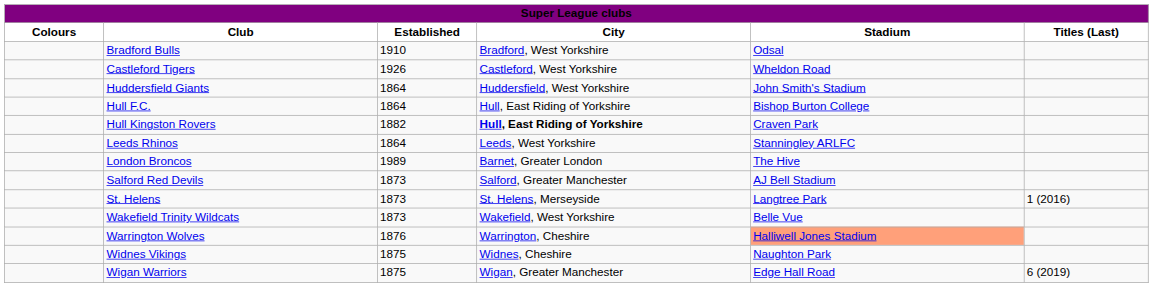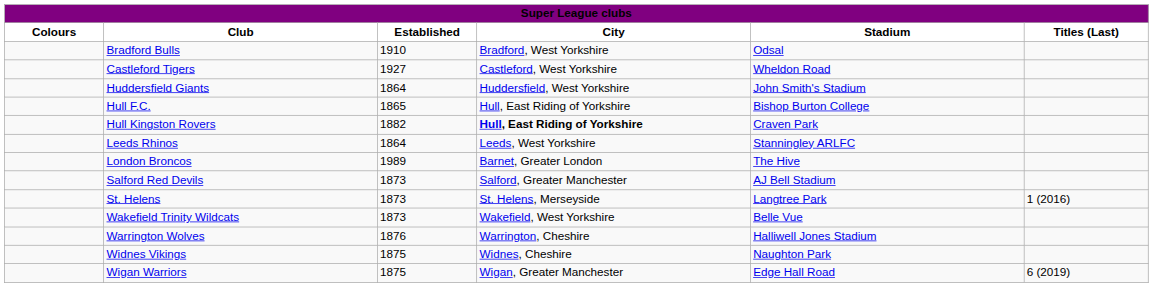(393, 69) 1926 -> (393, 69) 1927
(393, 106) 1864 -> (393, 106) 1865
(815, 236) lightsalmon background -> (815, 236) no background
